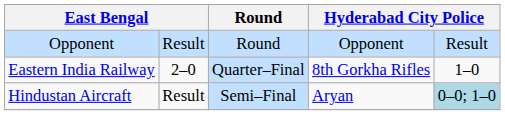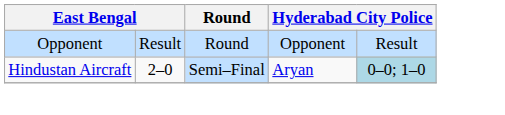- row: (82, 69)
(183, 95) Result -> (160, 69) 2–0
